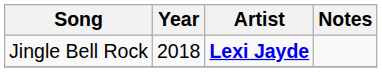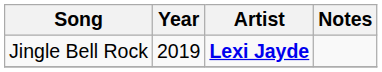(179, 50) 2018 -> (179, 50) 2019
